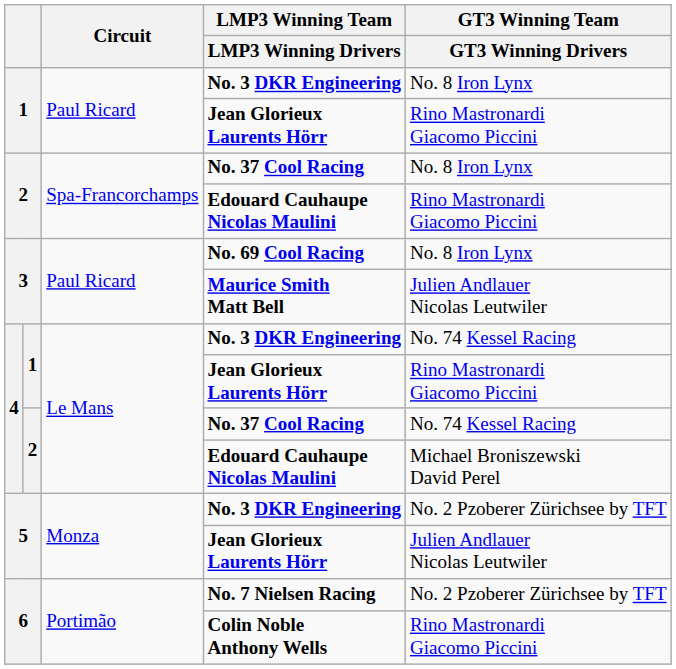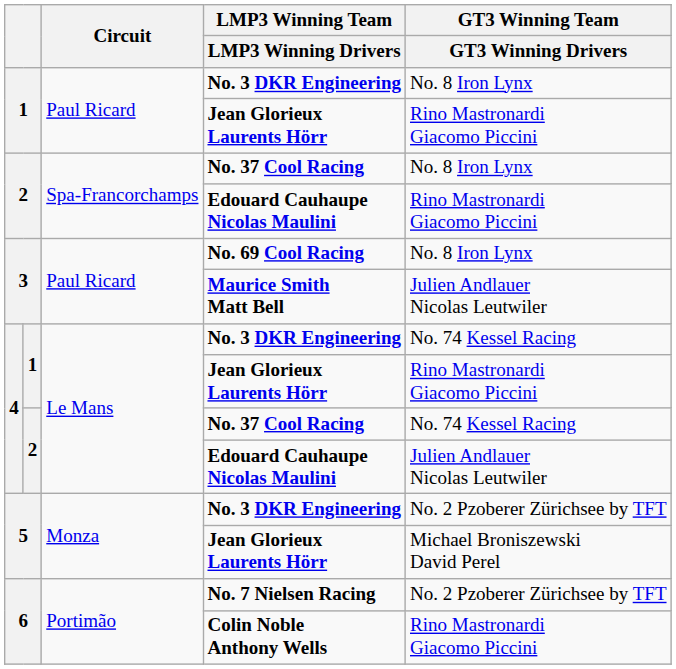(495, 466) Michael Broniszewski David Perel -> (478, 466) Julien Andlauer Nicolas Leutwiler
(478, 551) Julien Andlauer Nicolas Leutwiler -> (495, 551) Michael Broniszewski David Perel
